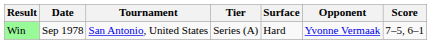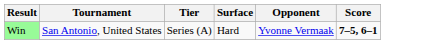- column: (63, 13)
(405, 30) normal -> (358, 30) bold
